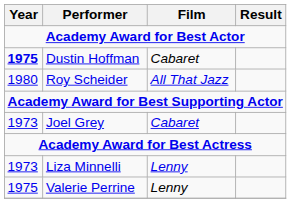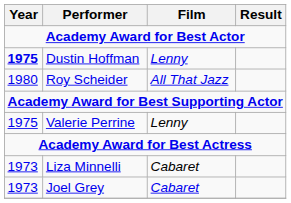(175, 58) Cabaret -> (169, 58) Lenny
rows swapped: (75, 123) <-> (90, 187)
(169, 166) Lenny -> (175, 166) Cabaret
